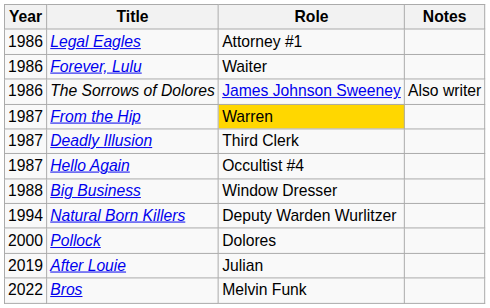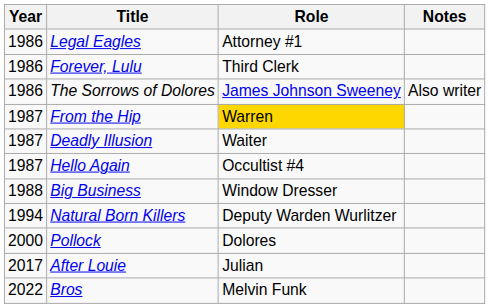(245, 66) Waiter -> (260, 66) Third Clerk
(260, 141) Third Clerk -> (245, 141) Waiter
(26, 265) 2019 -> (26, 265) 2017
